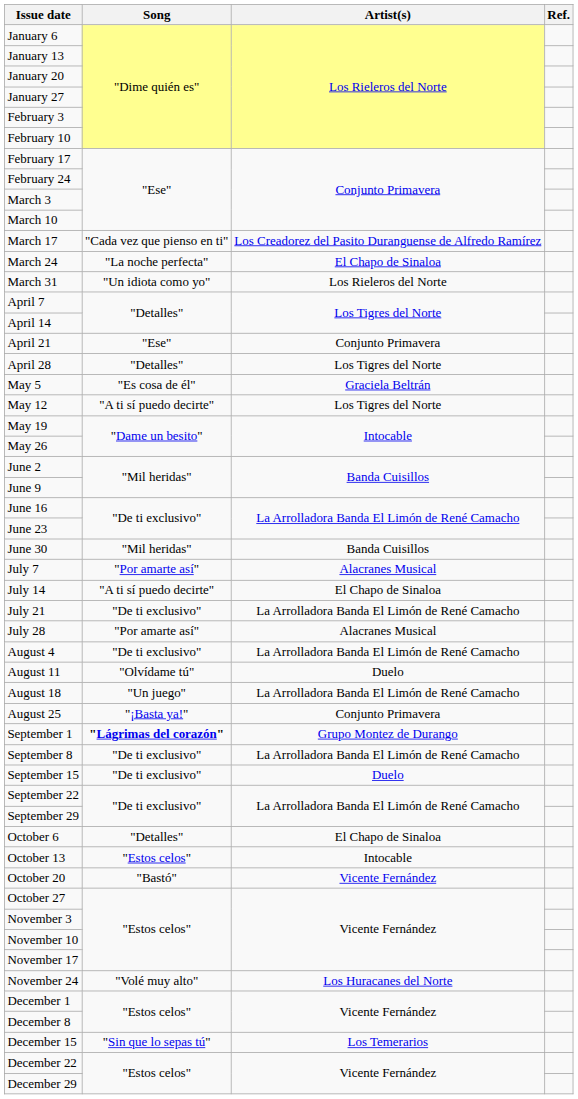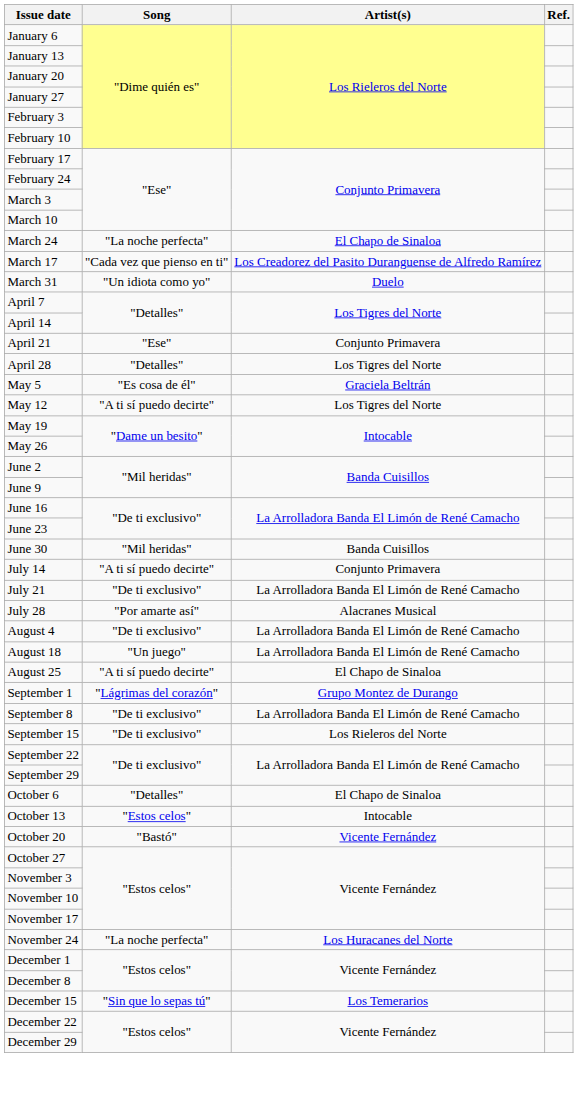rows swapped: (32, 240) <-> (32, 261)
(388, 281) Los Rieleros del Norte -> (388, 281) Duelo
- row: (23, 569)
(388, 590) El Chapo de Sinaloa -> (388, 569) Conjunto Primavera
- row: (34, 672)
(157, 713) "¡Basta ya!" -> (157, 672) "A ti sí puedo decirte"
(388, 713) Conjunto Primavera -> (388, 672) El Chapo de Sinaloa
(157, 734) bold -> (157, 693) normal
(388, 775) Duelo -> (388, 734) Los Rieleros del Norte
(157, 980) "Volé muy alto" -> (157, 939) "La noche perfecta"
